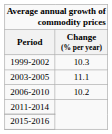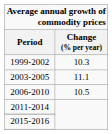(81, 92) 10.2 -> (81, 92) 10.5
